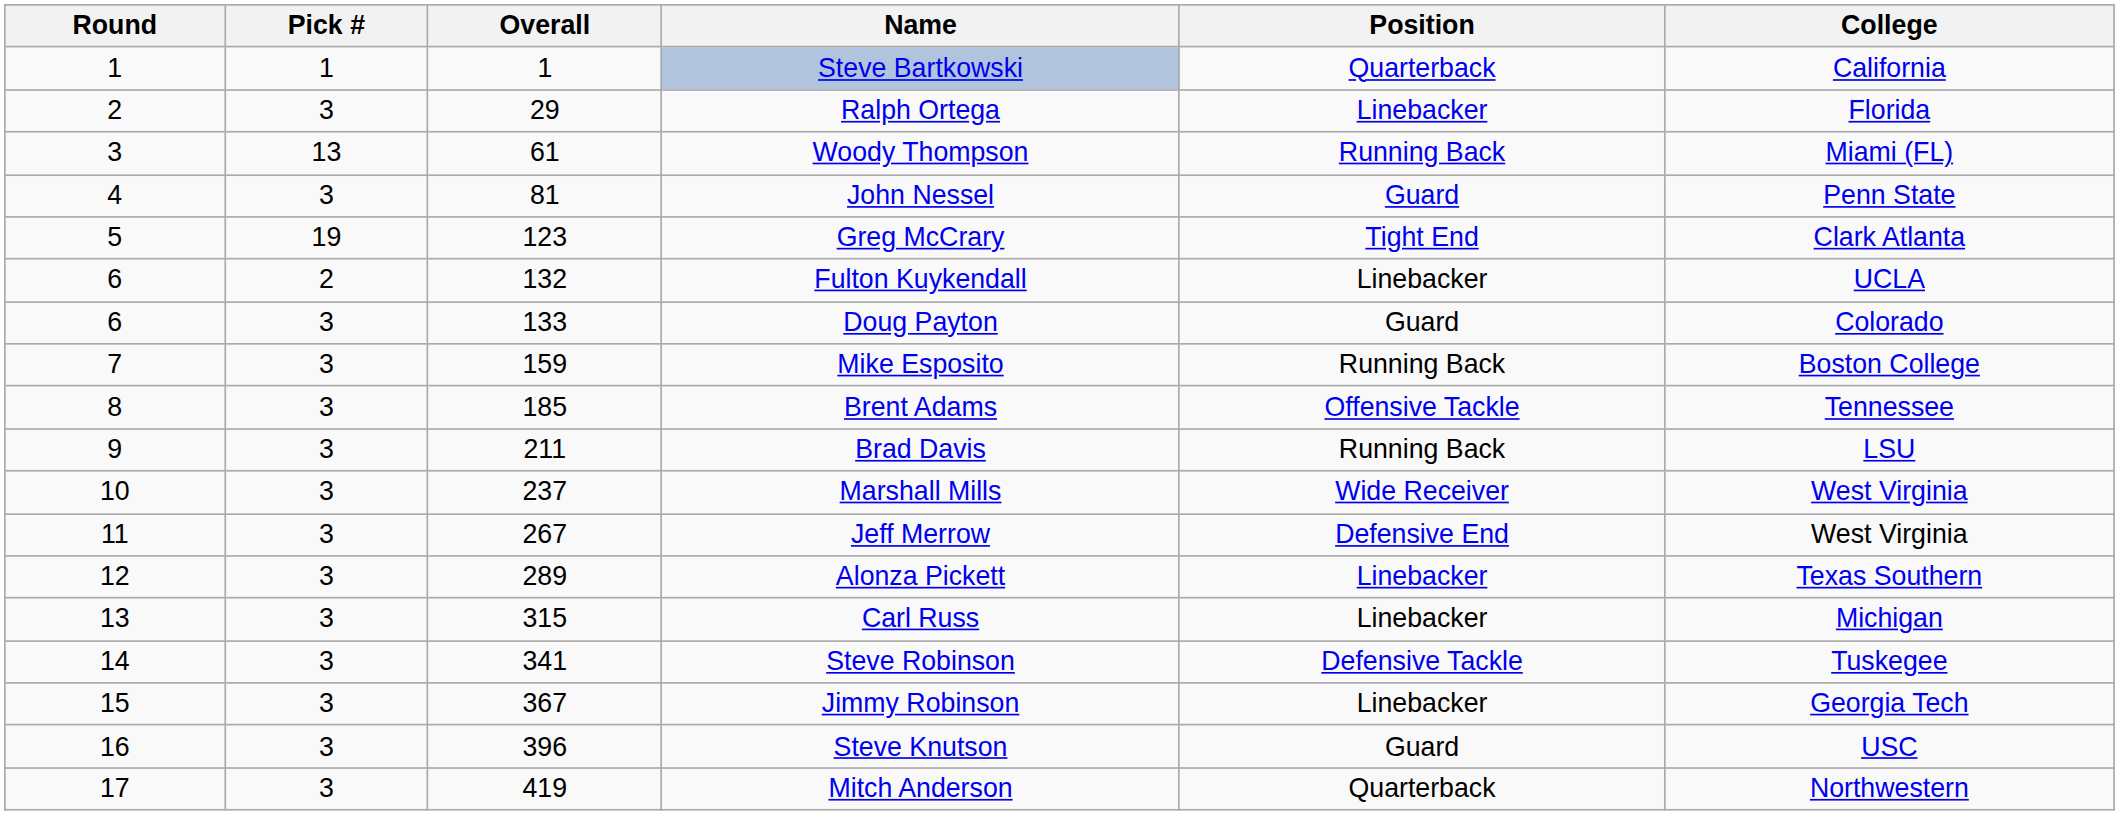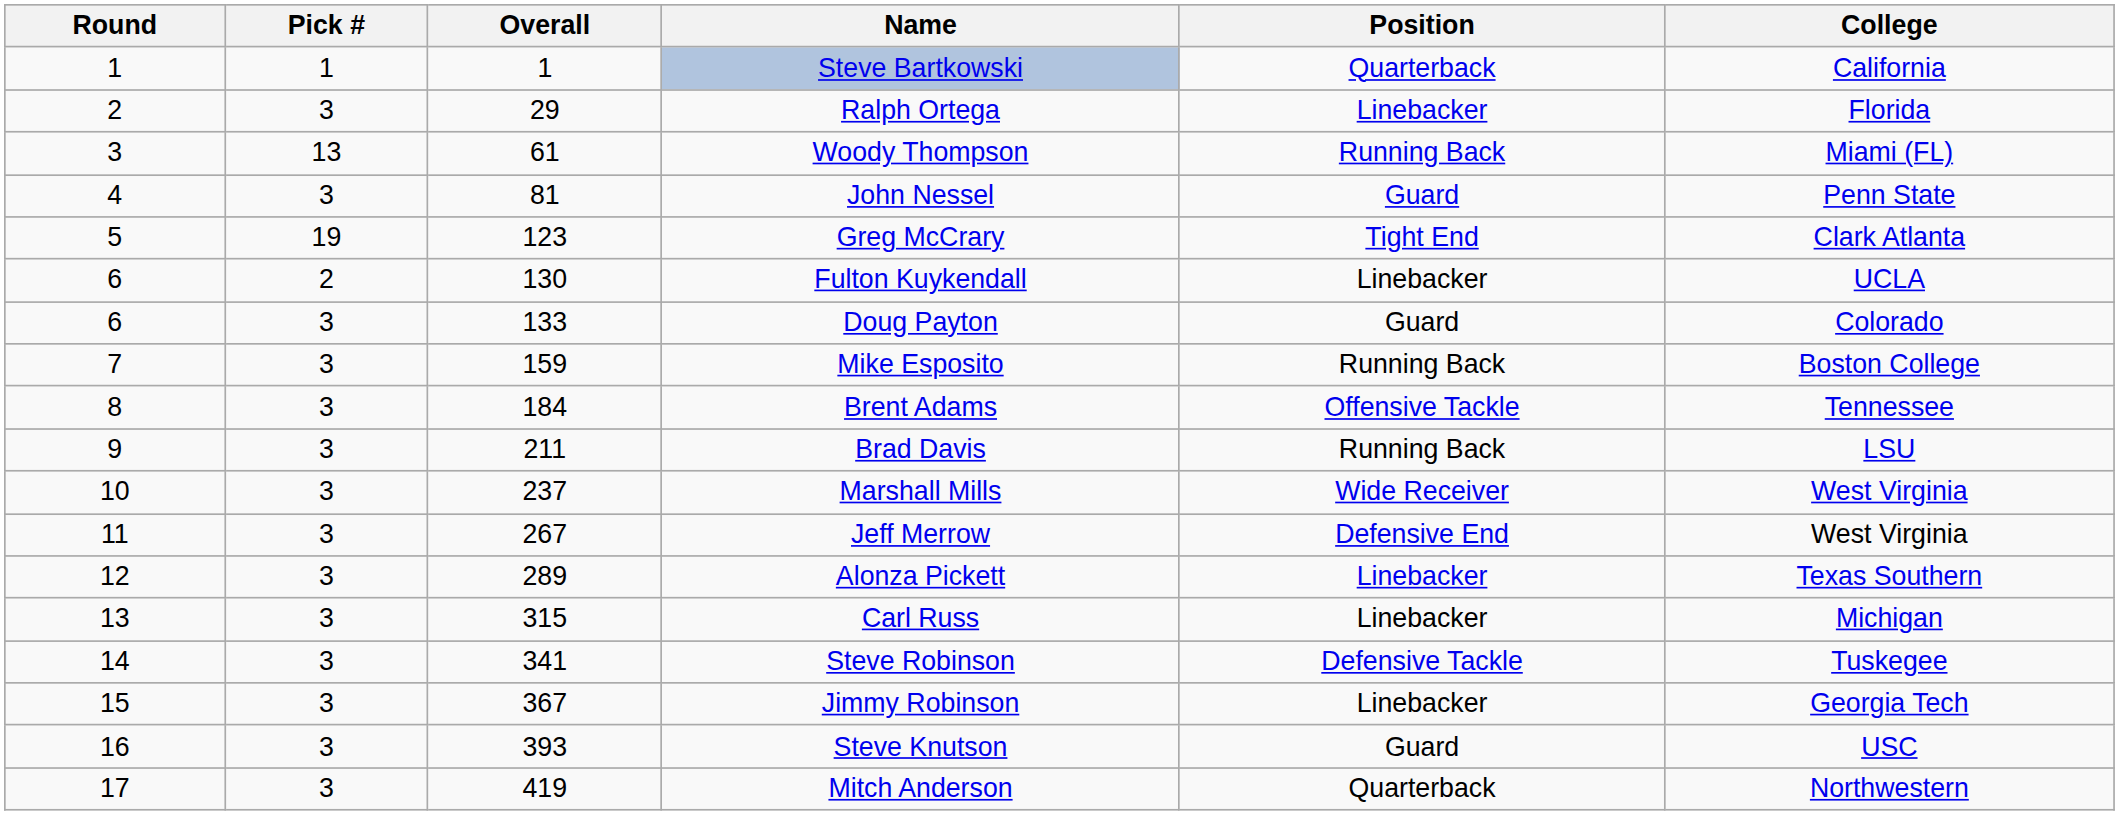(545, 279) 132 -> (545, 279) 130
(545, 407) 185 -> (545, 407) 184
(545, 746) 396 -> (545, 746) 393
